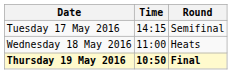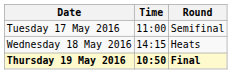(151, 29) 14:15 -> (151, 29) 11:00
(151, 45) 11:00 -> (151, 45) 14:15
